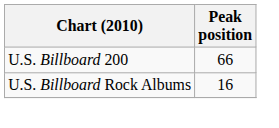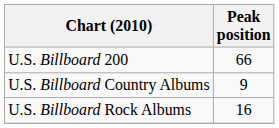+ row: (109, 85)
